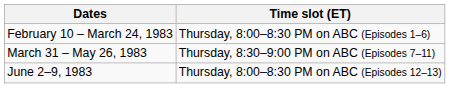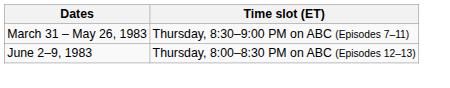- row: (90, 33)
